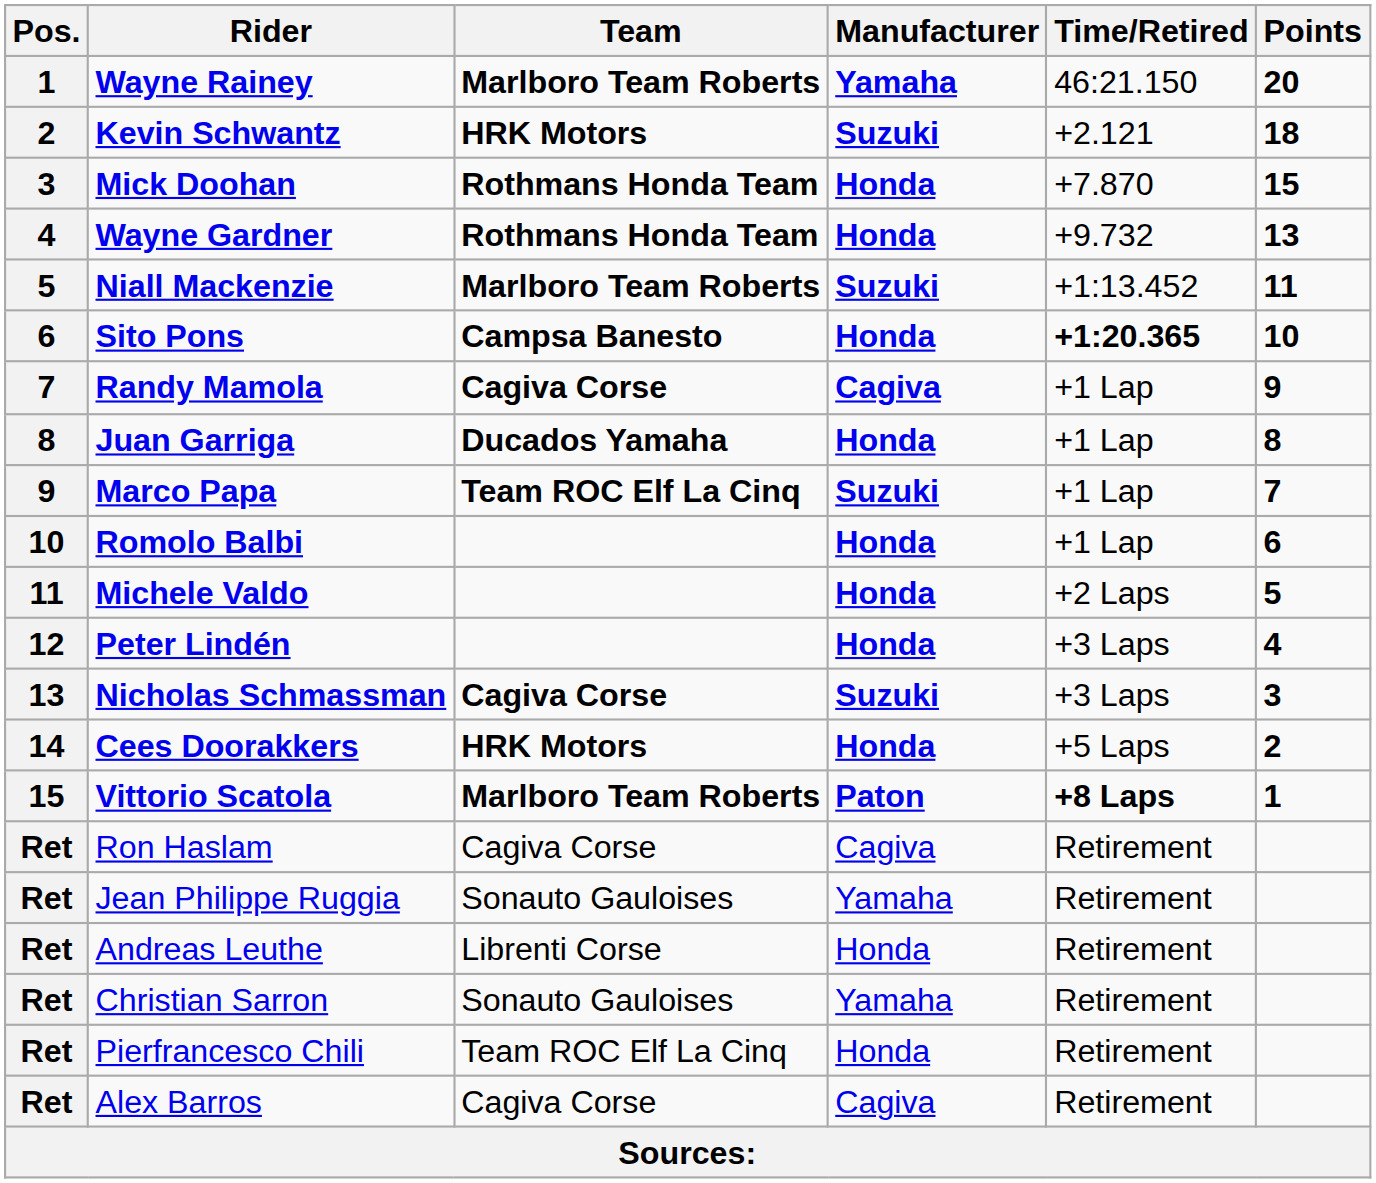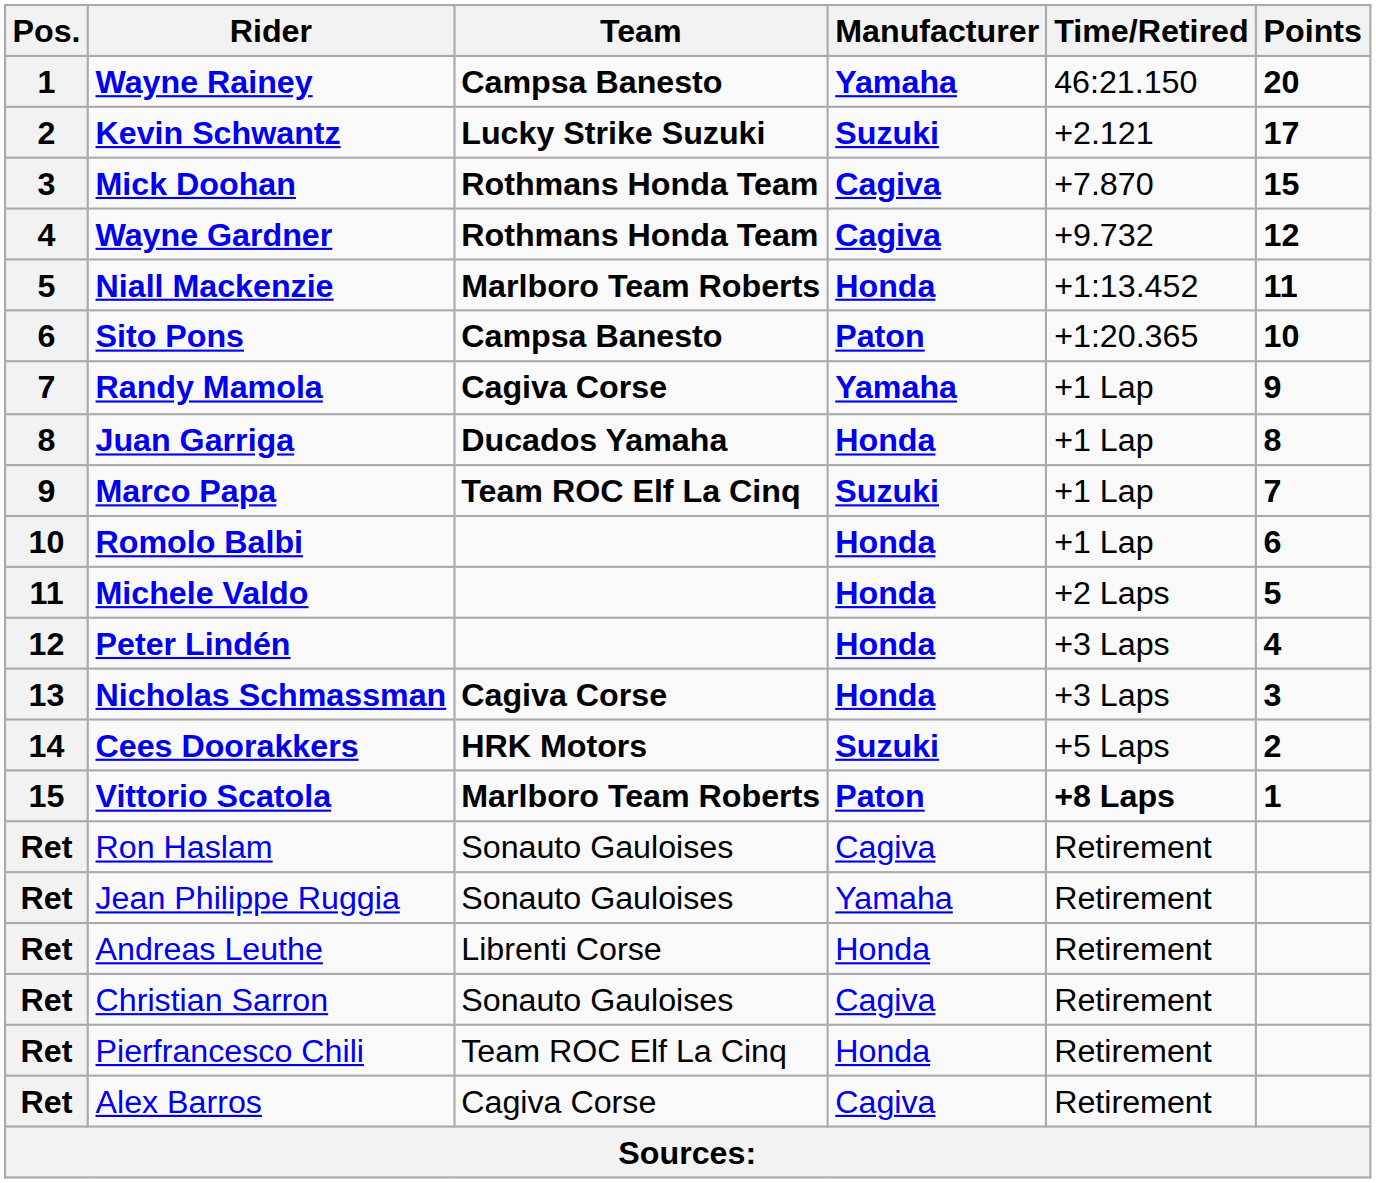(641, 82) Marlboro Team Roberts -> (592, 82) Campsa Banesto
(554, 133) HRK Motors -> (613, 133) Lucky Strike Suzuki
(1282, 133) 18 -> (1282, 133) 17
(885, 184) Honda -> (888, 184) Cagiva
(885, 235) Honda -> (888, 235) Cagiva
(1282, 235) 13 -> (1282, 235) 12
(887, 286) Suzuki -> (885, 286) Honda
(885, 337) Honda -> (880, 337) Paton
(1127, 337) bold -> (1126, 337) normal
(888, 388) Cagiva -> (896, 388) Yamaha
(887, 694) Suzuki -> (885, 694) Honda
(885, 745) Honda -> (887, 745) Suzuki
(559, 847) Cagiva Corse -> (597, 847) Sonauto Gauloises
(894, 1000) Yamaha -> (885, 1000) Cagiva
